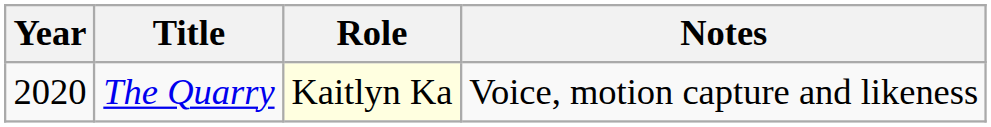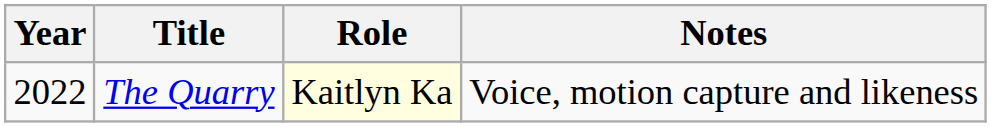(50, 91) 2020 -> (50, 91) 2022
